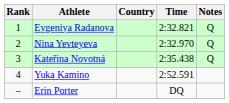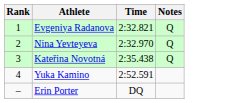- column: (136, 12)
